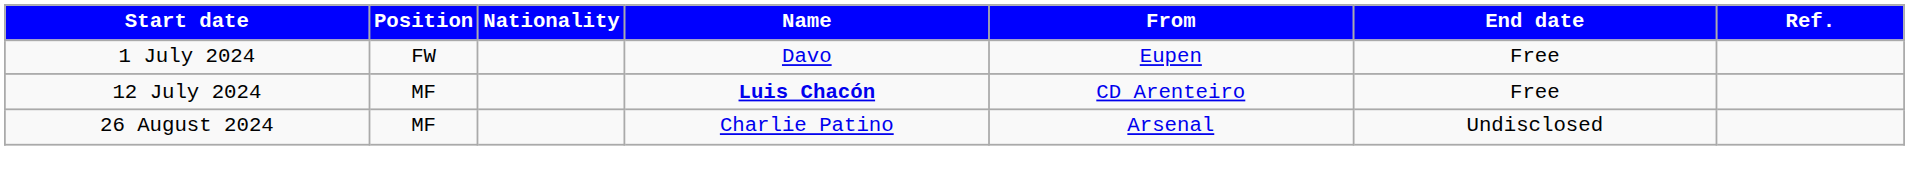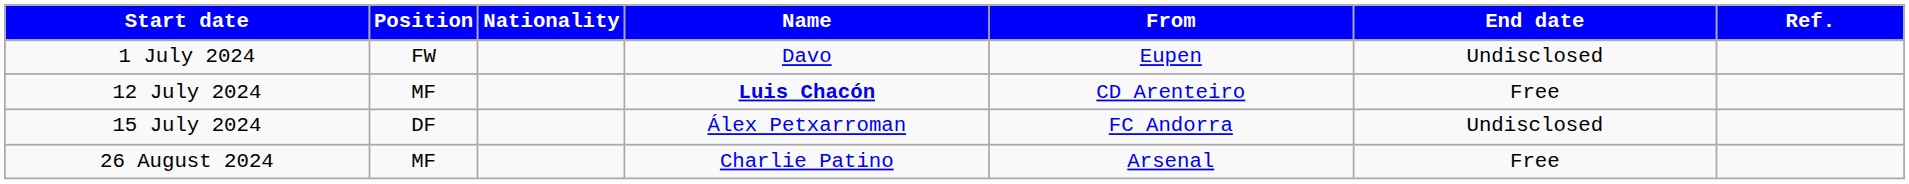(1535, 57) Free -> (1535, 57) Undisclosed
+ row: (187, 126)
(1535, 126) Undisclosed -> (1535, 161) Free
